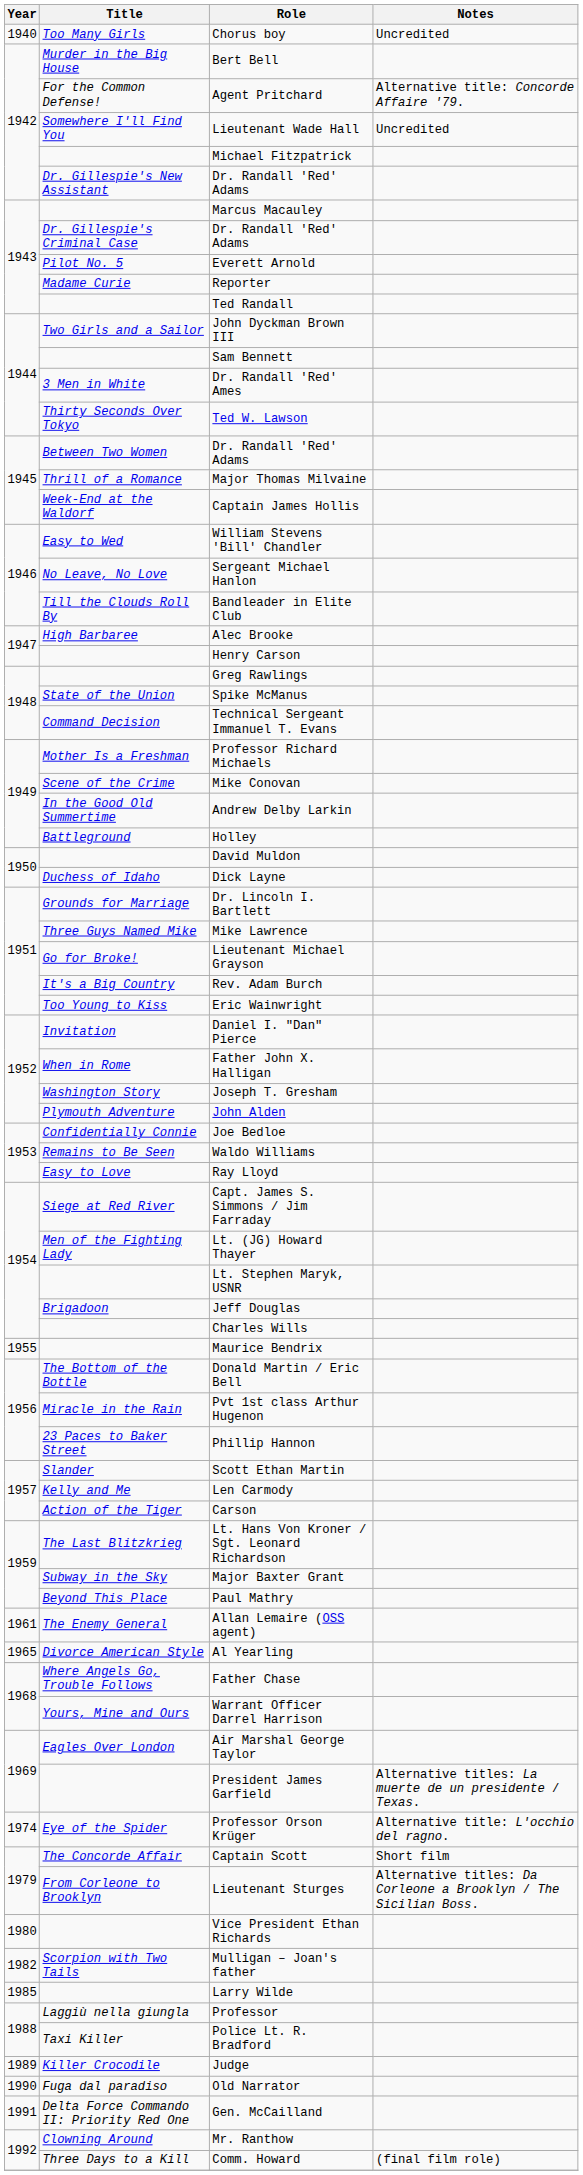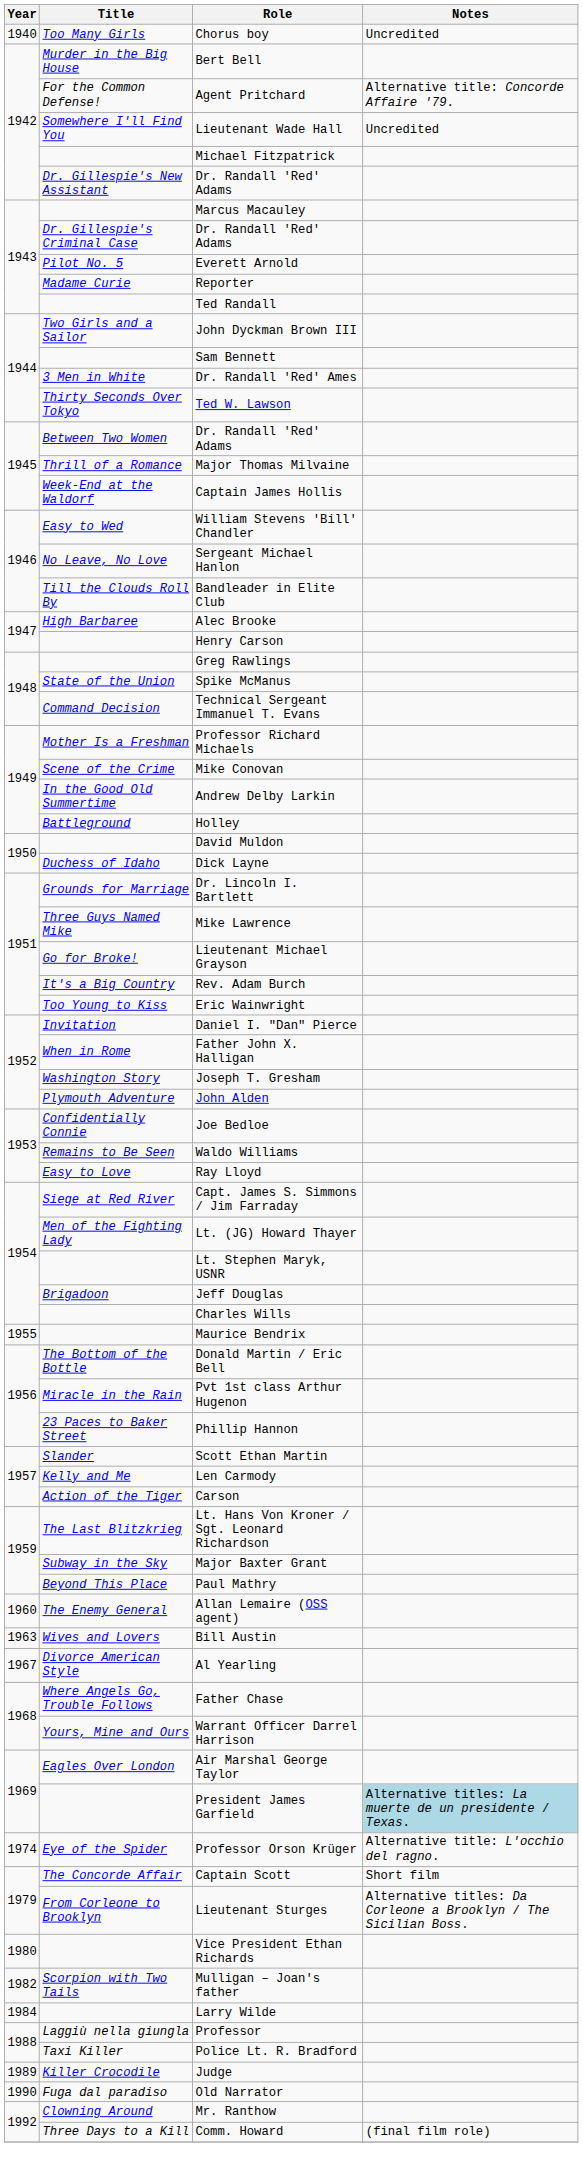(22, 1625) 1961 -> (22, 1611) 1960
+ row: (101, 1638)
(22, 1652) 1965 -> (22, 1665) 1967
(468, 1788) no background -> (458, 1808) lightblue background
(22, 1992) 1985 -> (22, 2012) 1984
- row: (116, 2113)
